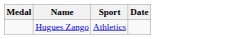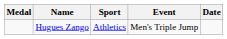+ column: (164, 12)
